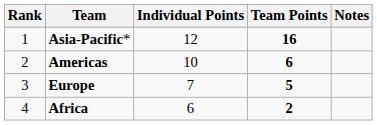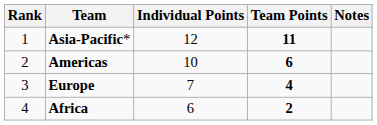(289, 39) 16 -> (289, 39) 11
(289, 85) 5 -> (289, 85) 4
